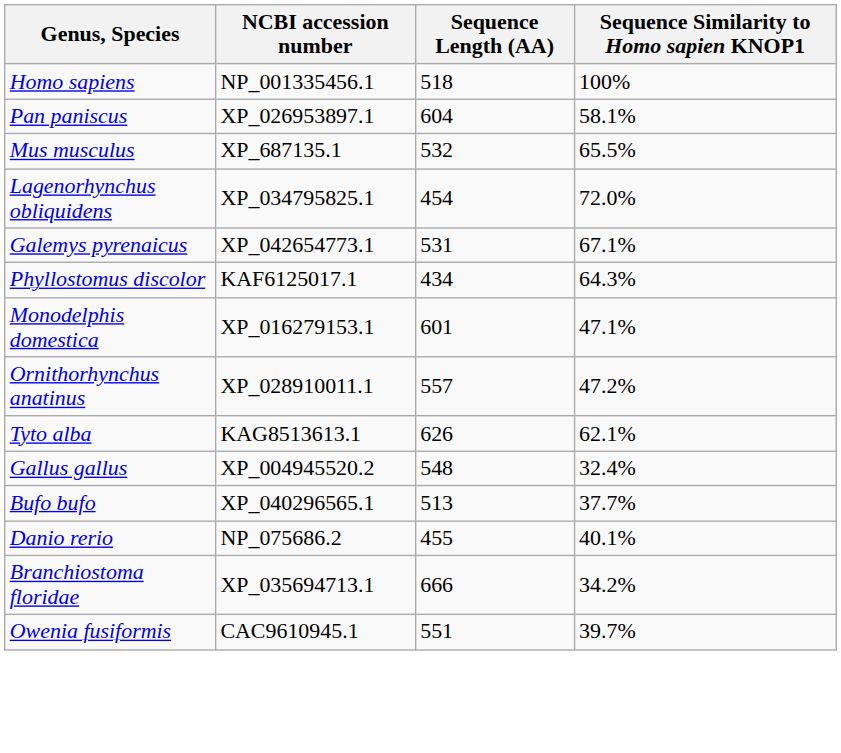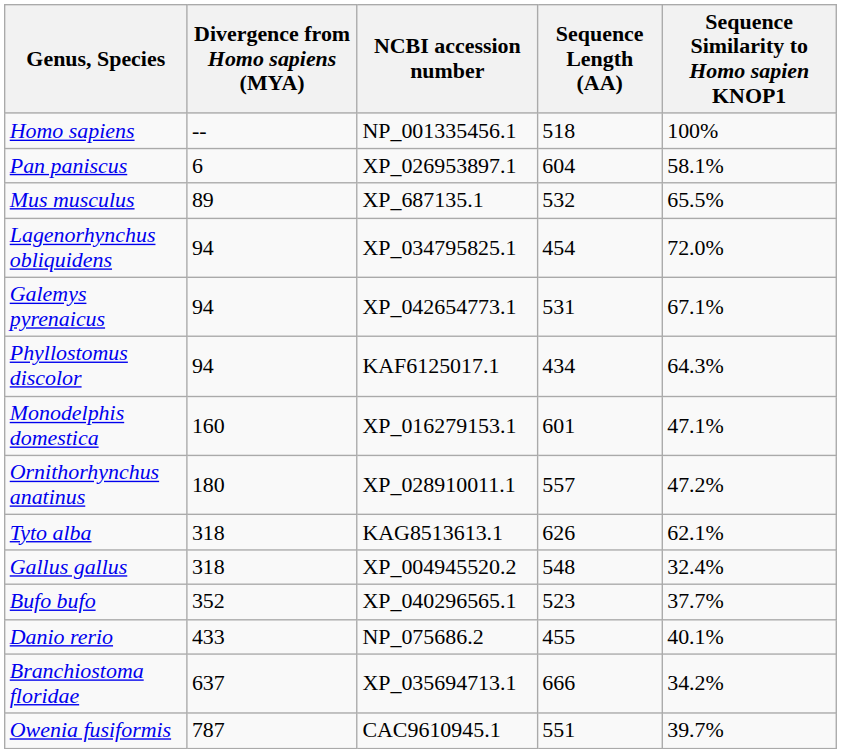+ column: (272, 58)
(437, 502) 513 -> (559, 601) 523
